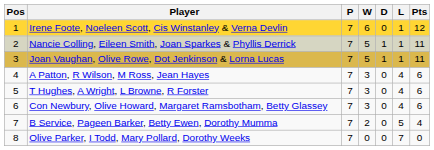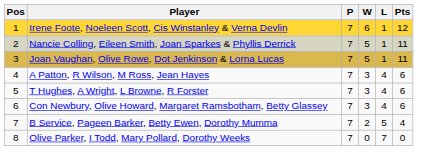- column: (384, 12)
